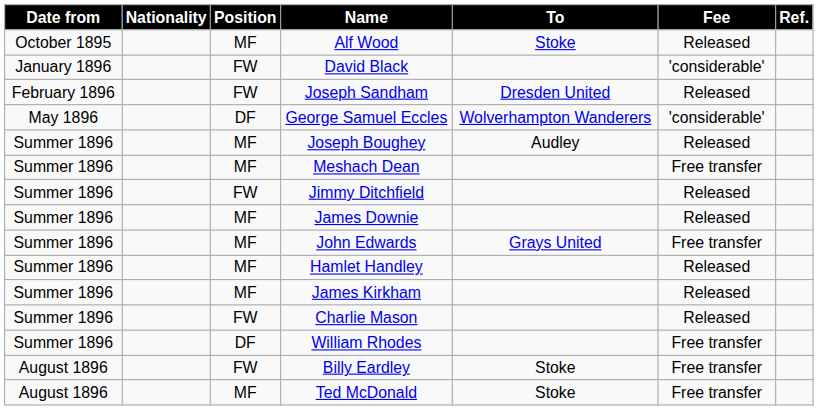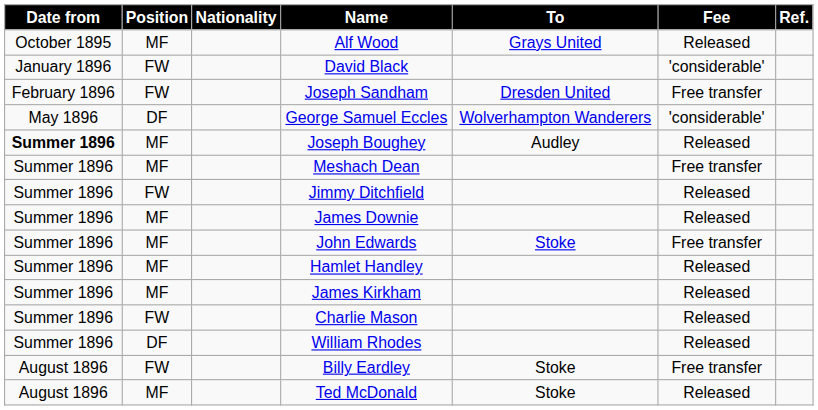columns swapped: (245, 17) <-> (166, 17)
(555, 42) Stoke -> (555, 42) Grays United
(717, 93) Released -> (717, 93) Free transfer
(63, 143) normal -> (63, 143) bold
(555, 243) Grays United -> (555, 243) Stoke
(717, 343) Free transfer -> (717, 343) Released
(717, 393) Free transfer -> (717, 393) Released
